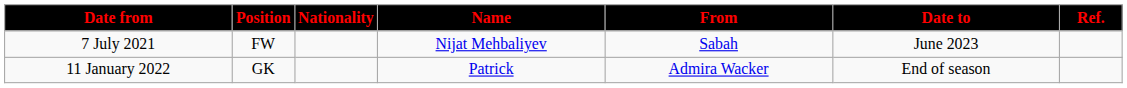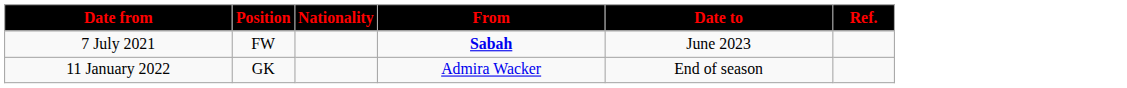- column: (491, 17)
(719, 44) normal -> (491, 44) bold
